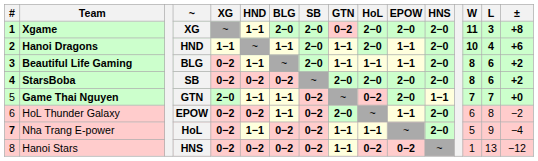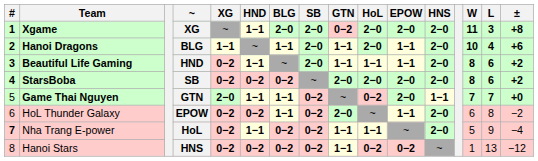(192, 47) HND -> (192, 47) BLG
(192, 63) BLG -> (192, 63) HND
